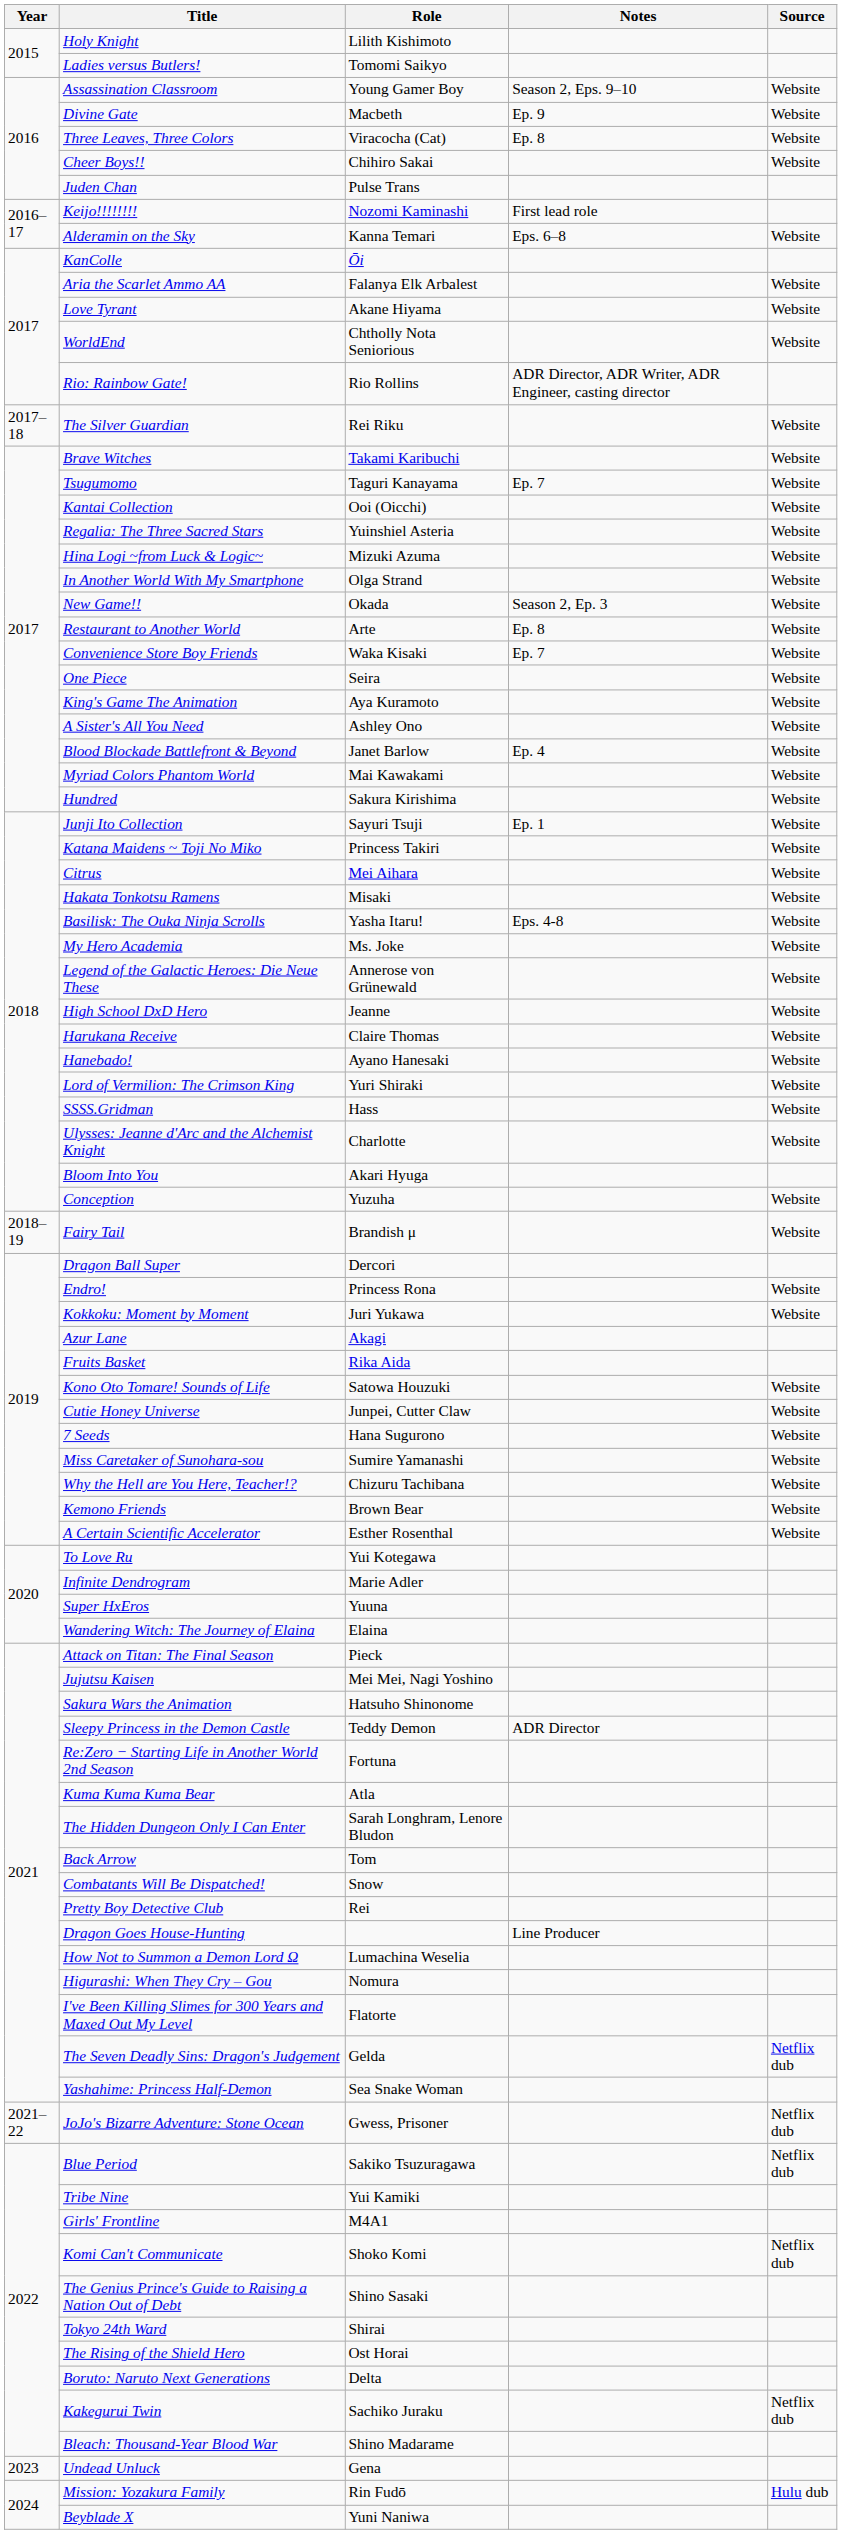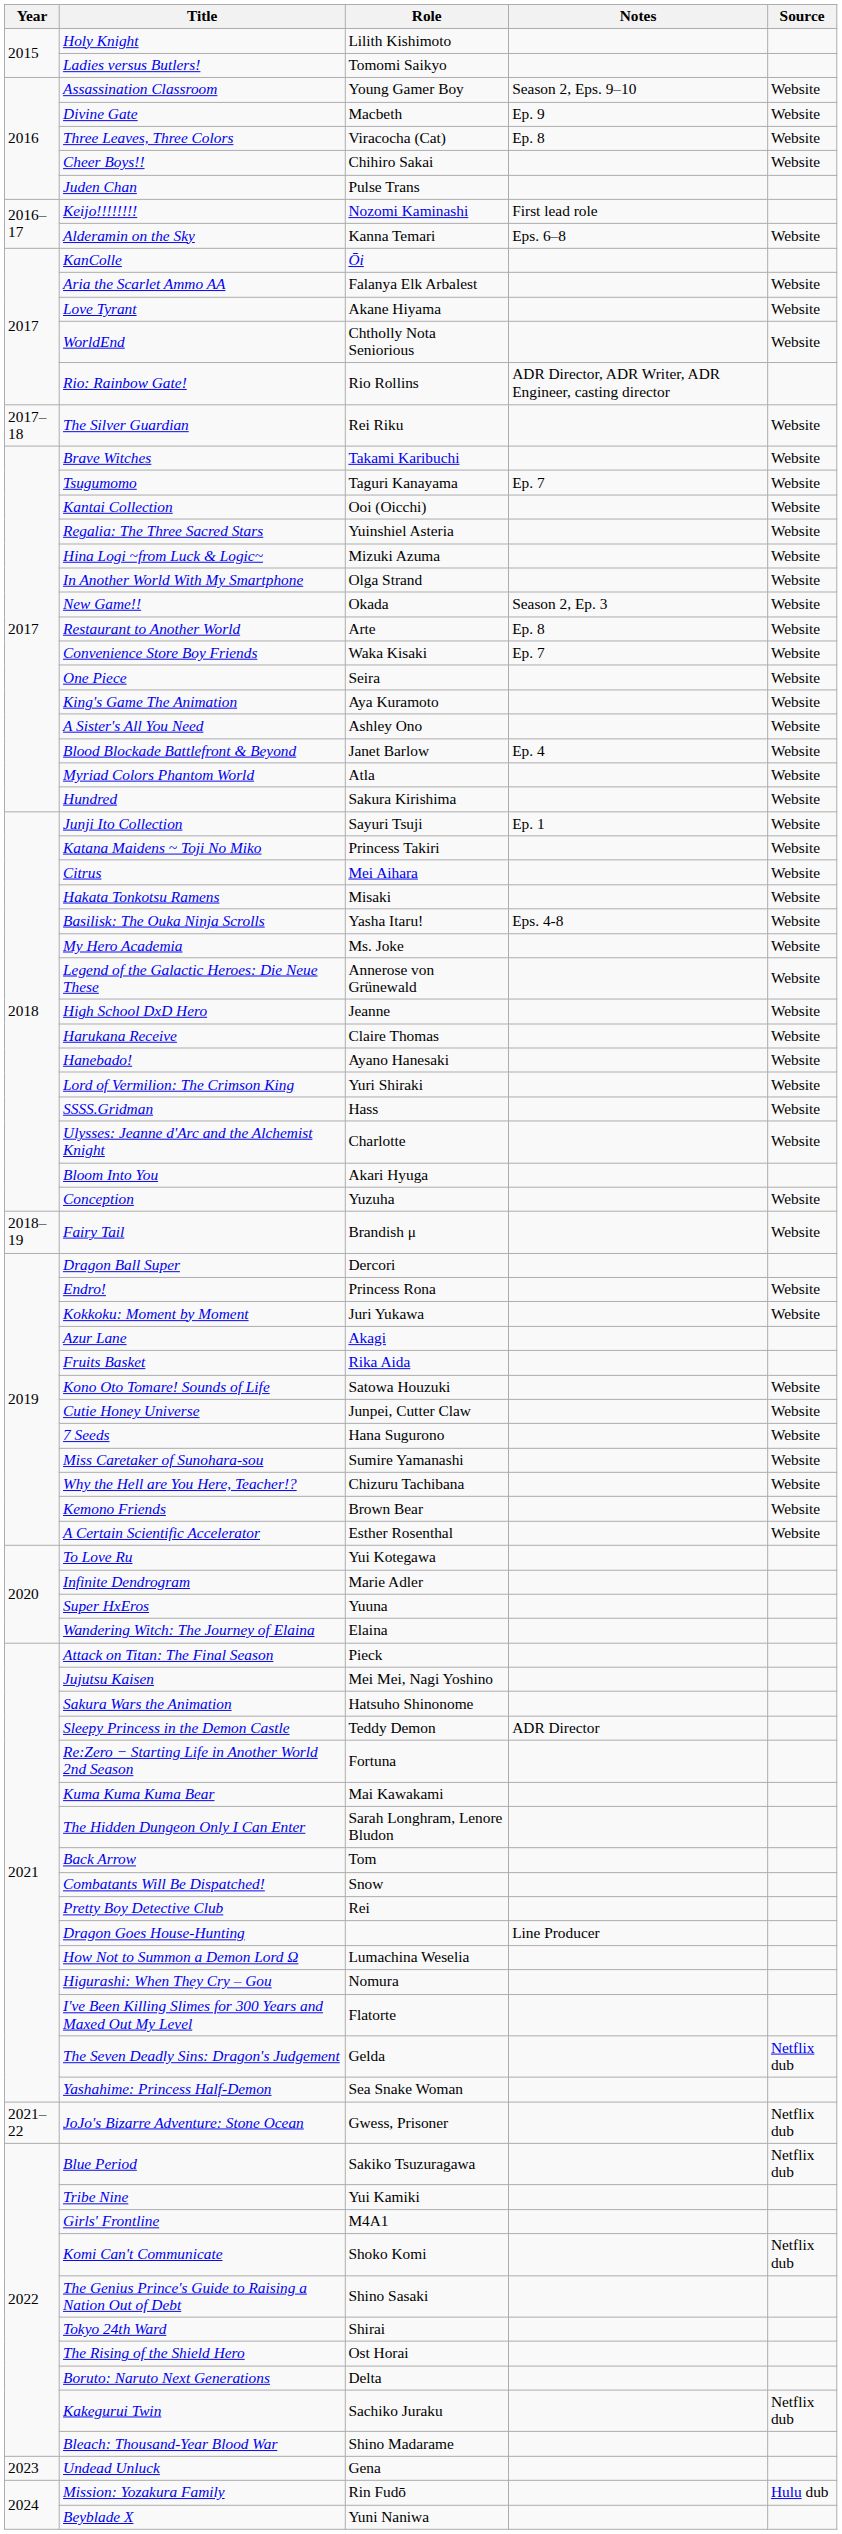(396, 774) Mai Kawakami -> (362, 774) Atla
(362, 1794) Atla -> (396, 1794) Mai Kawakami
